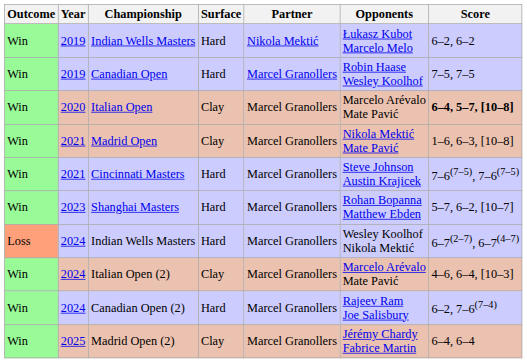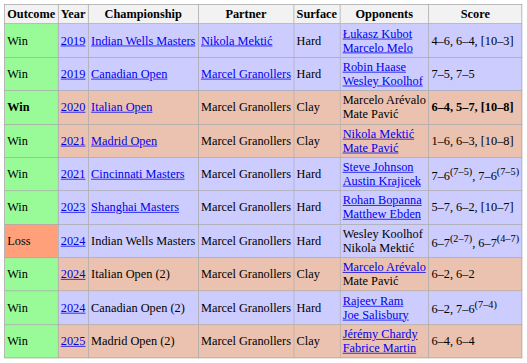columns swapped: (221, 14) <-> (292, 14)
(453, 40) 6–2, 6–2 -> (473, 40) 4–6, 6–4, [10–3]
(18, 107) normal -> (18, 107) bold
(473, 274) 4–6, 6–4, [10–3] -> (453, 274) 6–2, 6–2
